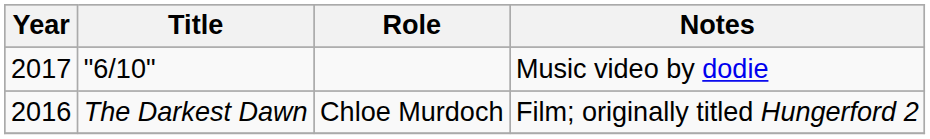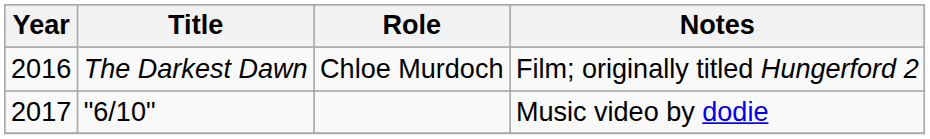rows swapped: (196, 111) <-> (120, 68)
